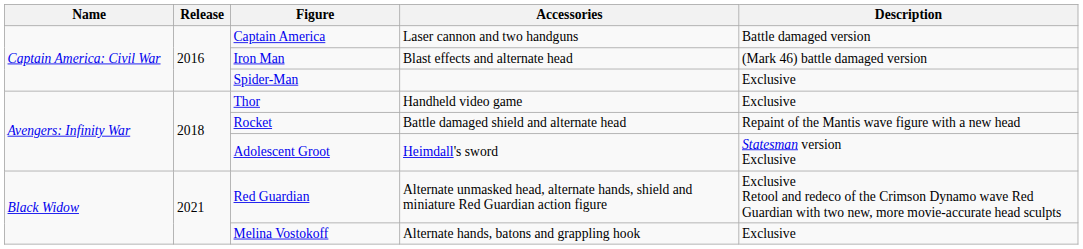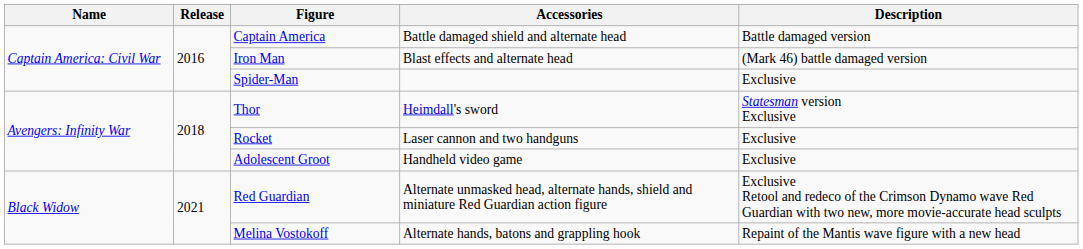(491, 36) Laser cannon and two handguns -> (515, 36) Battle damaged shield and alternate head
(463, 101) Handheld video game -> (451, 109) Heimdall's sword
(769, 101) Exclusive -> (792, 109) Statesman version Exclusive
(515, 123) Battle damaged shield and alternate head -> (491, 138) Laser cannon and two handguns
(881, 123) Repaint of the Mantis wave figure with a new head -> (769, 138) Exclusive
(451, 152) Heimdall's sword -> (463, 159) Handheld video game
(792, 152) Statesman version Exclusive -> (769, 159) Exclusive
(769, 233) Exclusive -> (881, 233) Repaint of the Mantis wave figure with a new head
